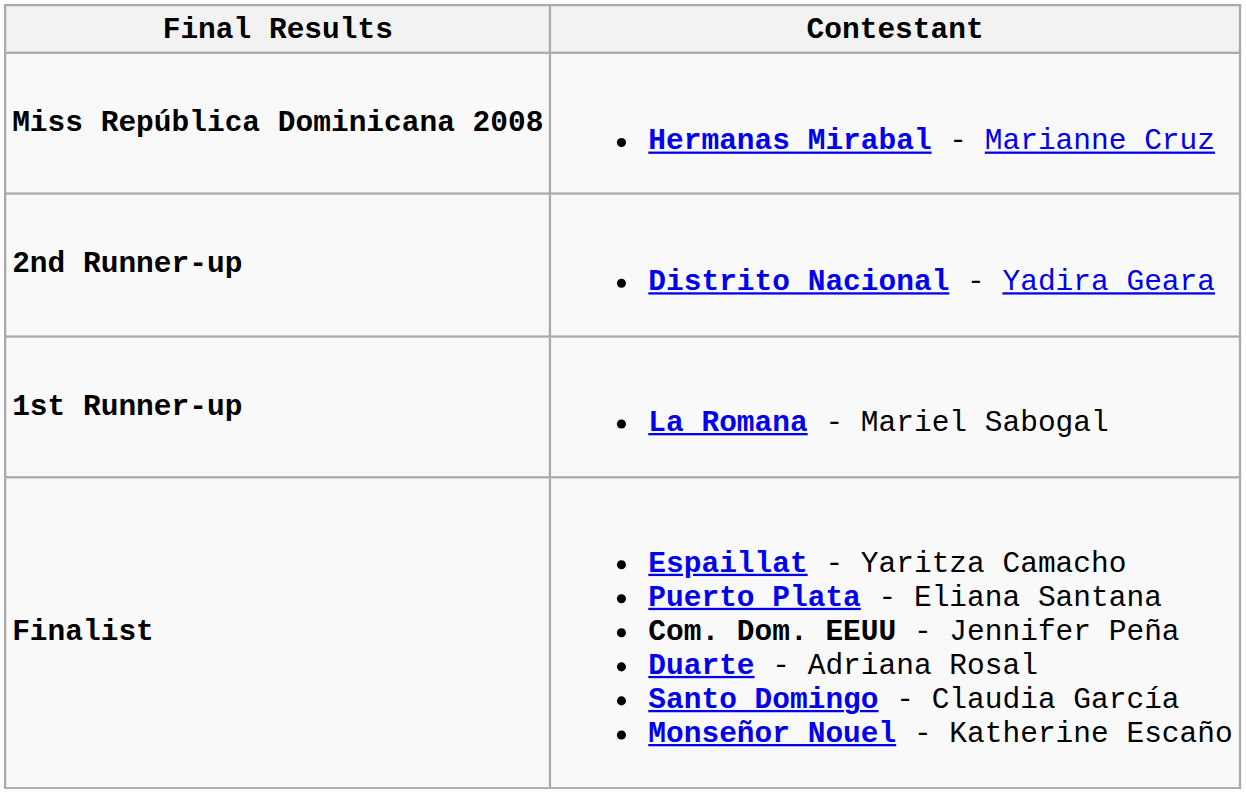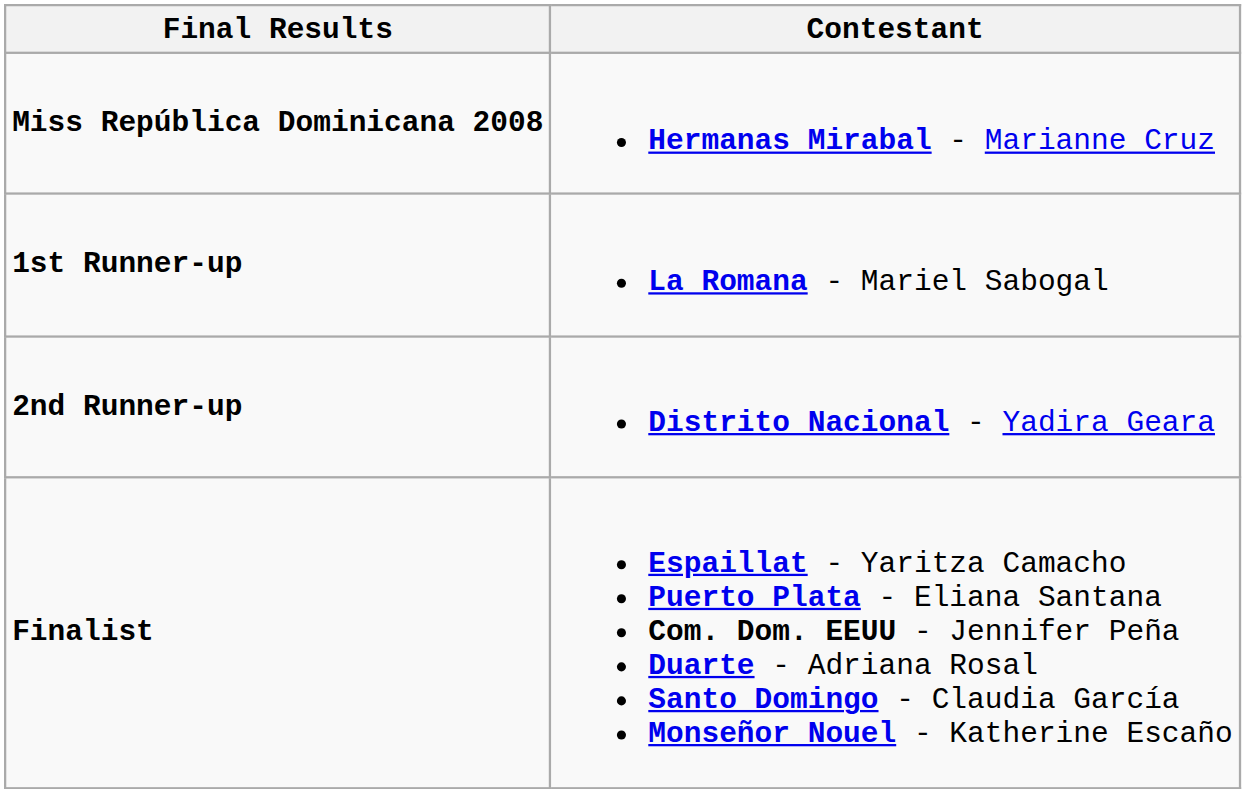rows swapped: (127, 406) <-> (127, 265)
